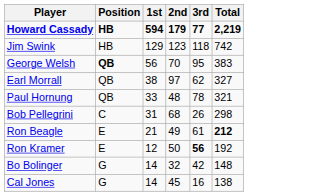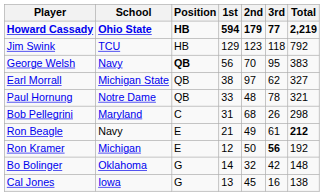+ column: (134, 13)
(223, 47) 742 -> (299, 47) 792
(151, 183) 14 -> (227, 183) 13
